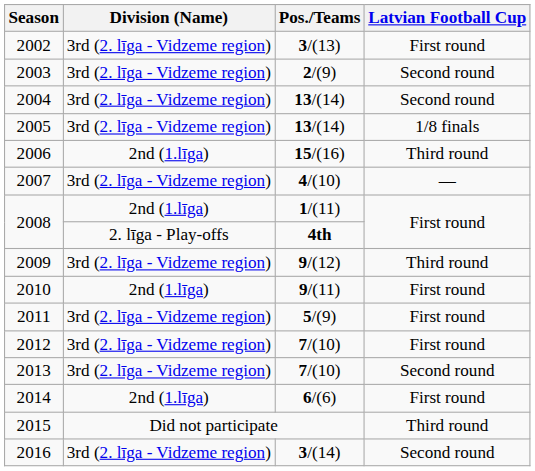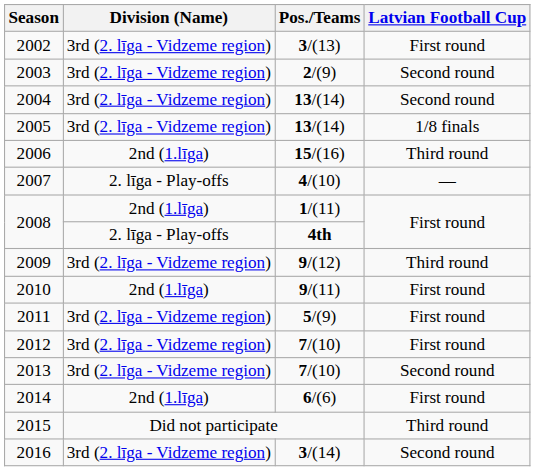(169, 180) 3rd (2. līga - Vidzeme region) -> (169, 180) 2. līga - Play-offs
